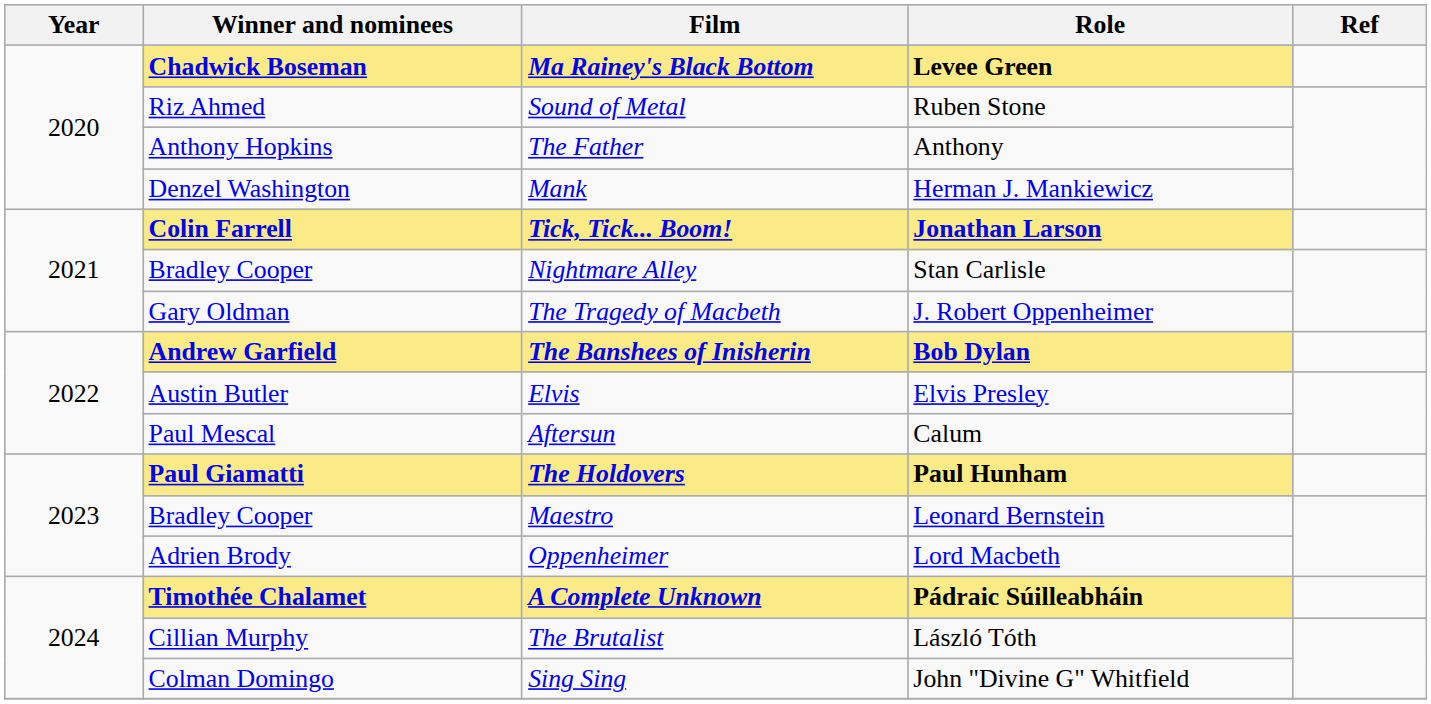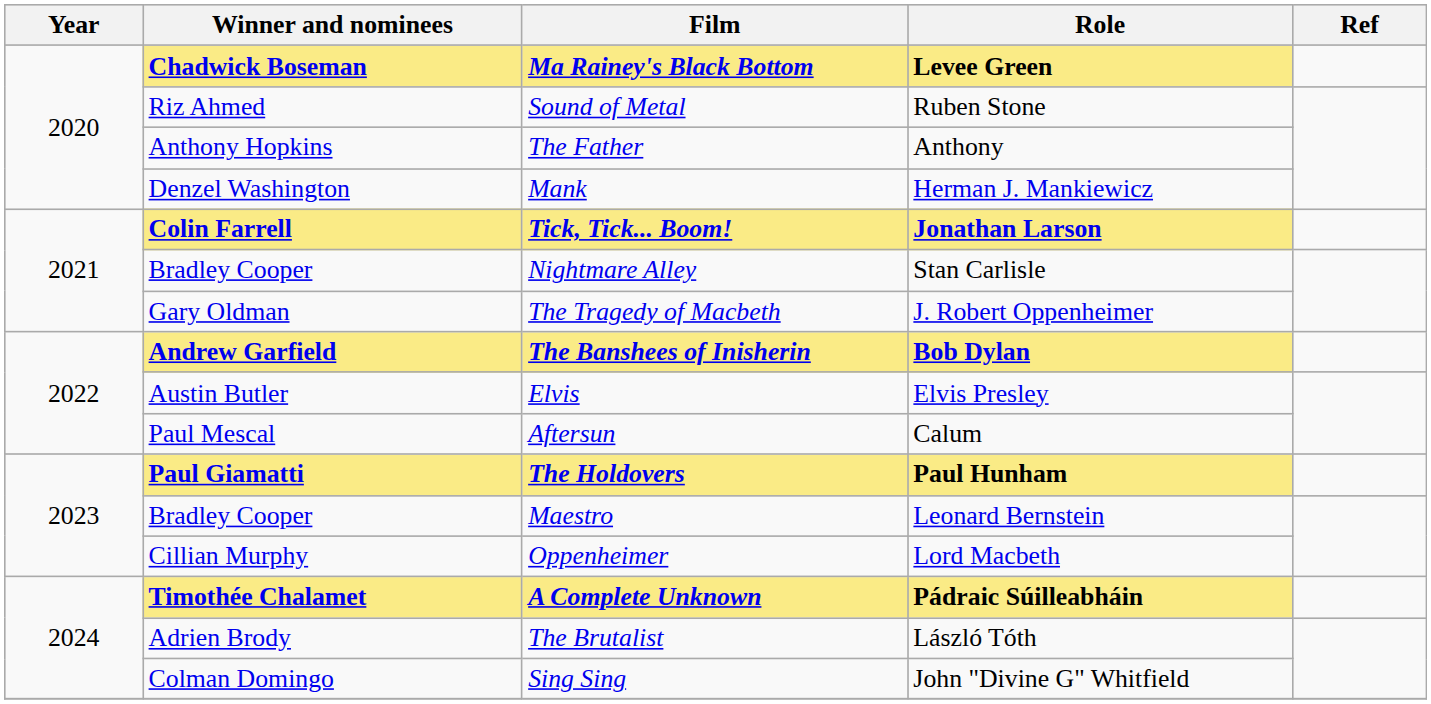(220, 556) Adrien Brody -> (228, 556) Cillian Murphy
(228, 637) Cillian Murphy -> (220, 637) Adrien Brody
